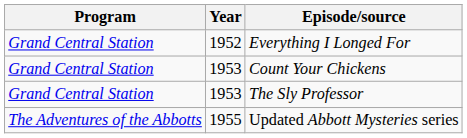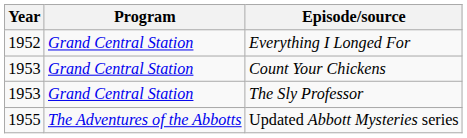columns swapped: (225, 17) <-> (105, 17)
